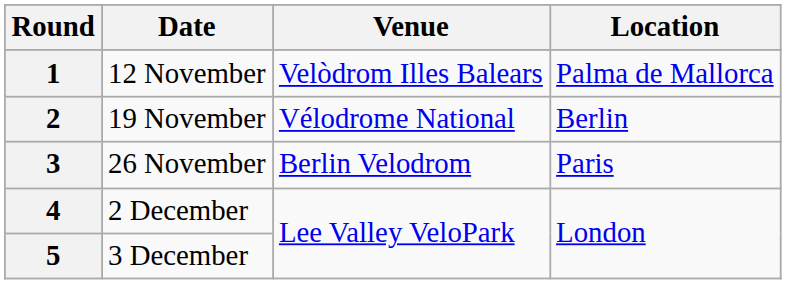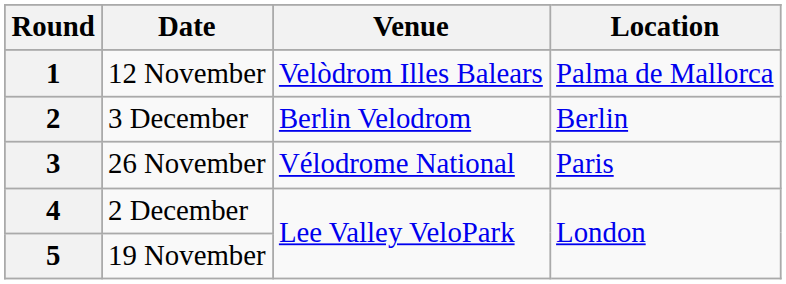(187, 118) 19 November -> (178, 118) 3 December
(397, 118) Vélodrome National -> (375, 118) Berlin Velodrom
(375, 164) Berlin Velodrom -> (397, 164) Vélodrome National
(178, 255) 3 December -> (187, 255) 19 November
